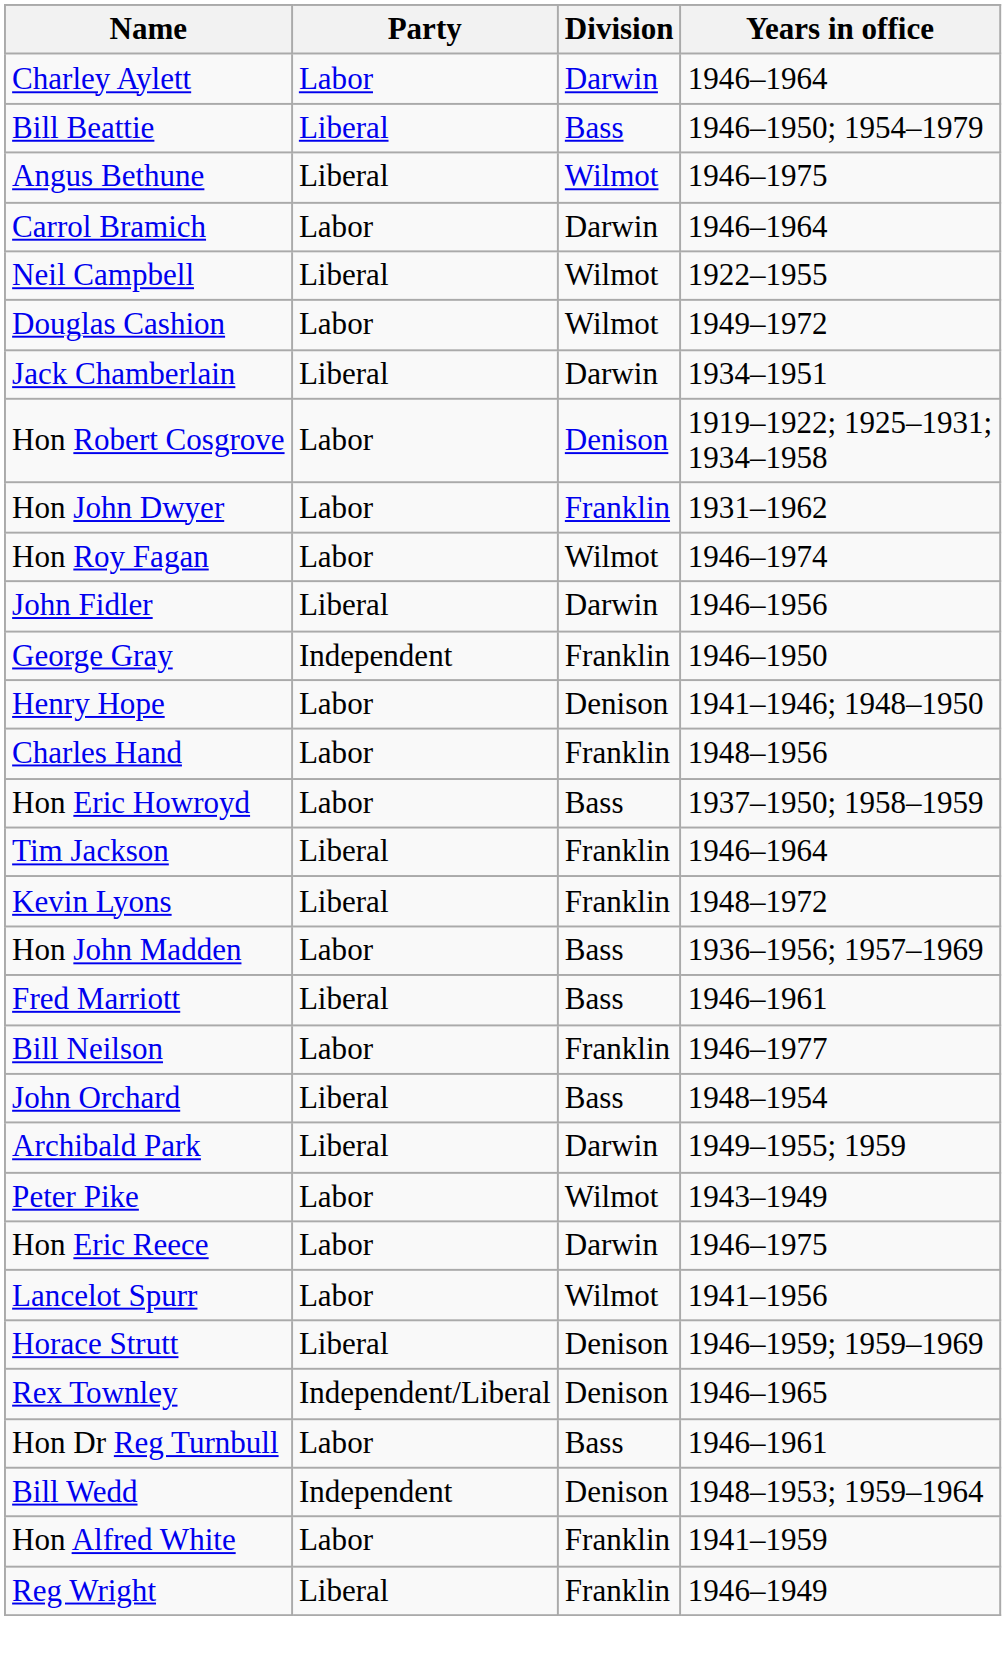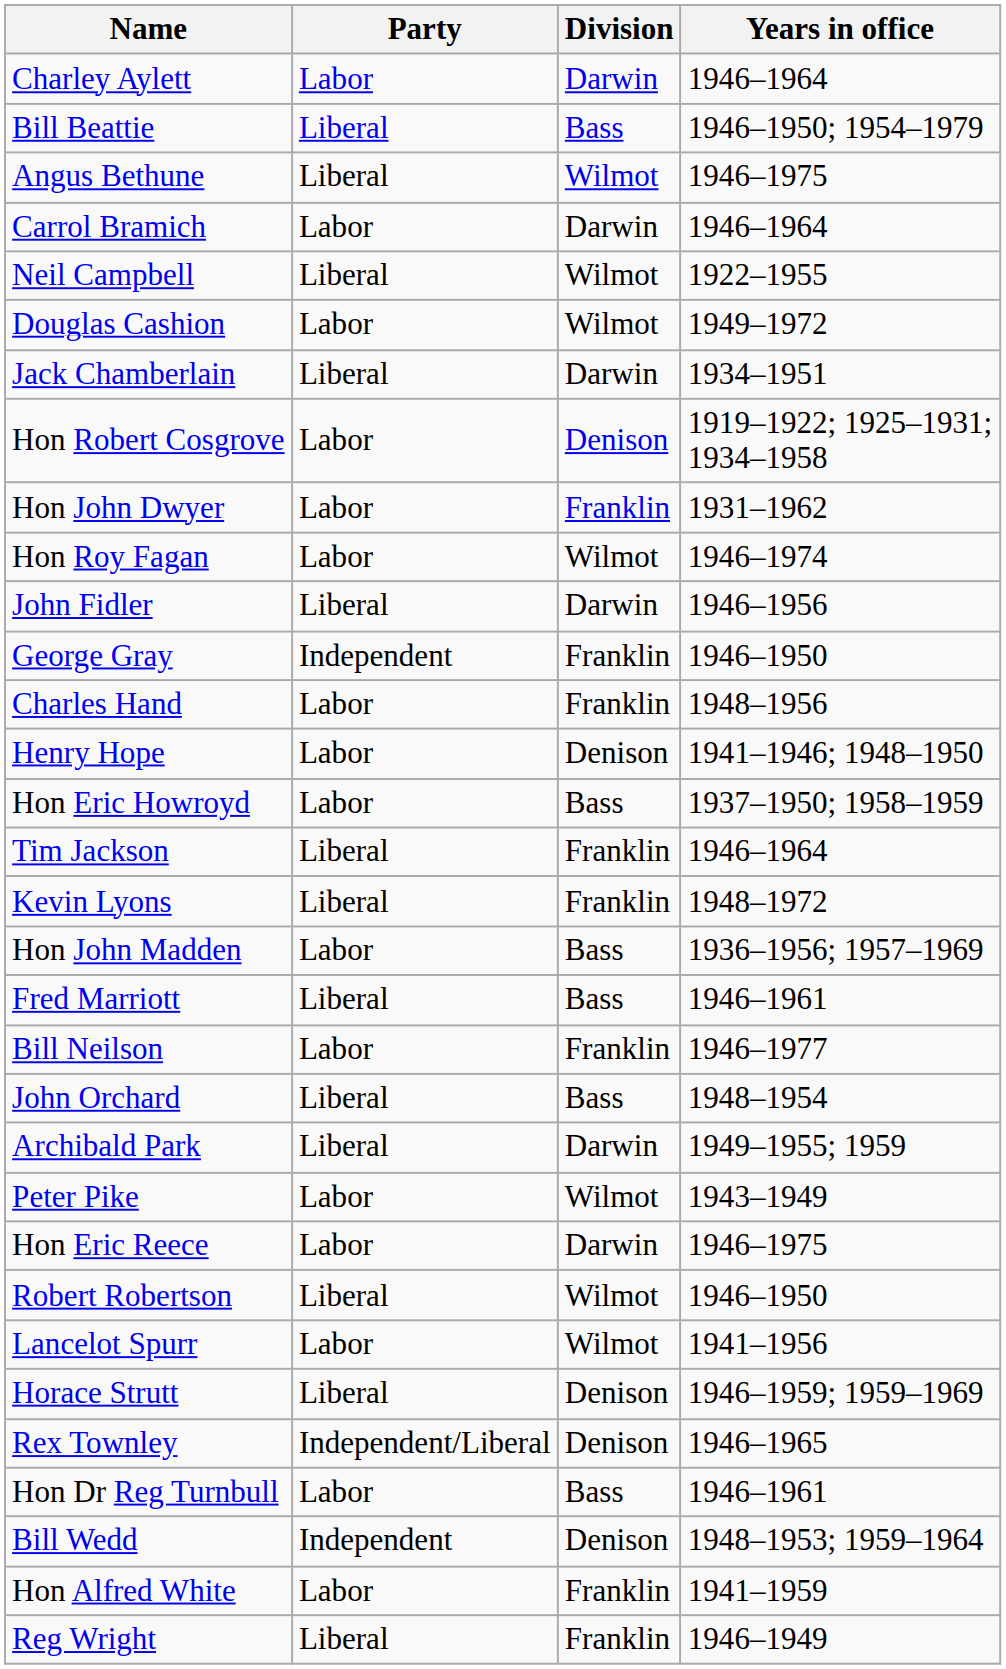rows swapped: (97, 753) <-> (88, 703)
+ row: (122, 1294)
